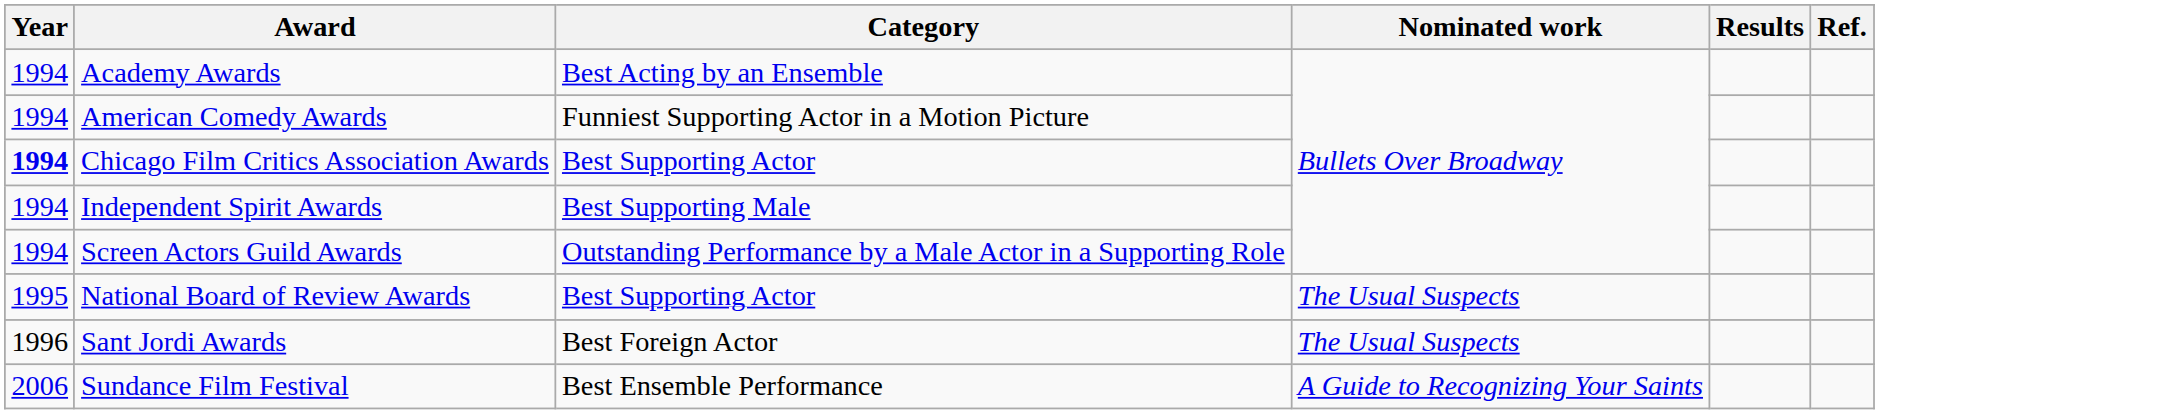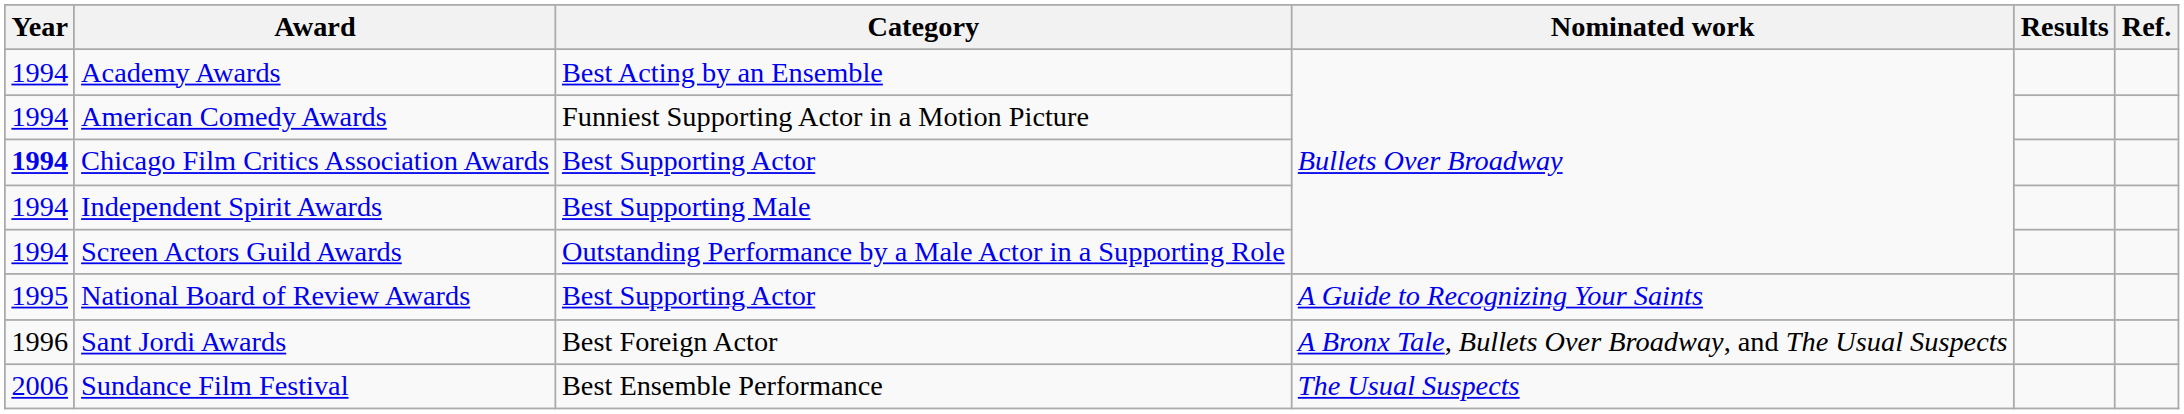(1409, 296) The Usual Suspects -> (1500, 296) A Guide to Recognizing Your Saints
(1409, 341) The Usual Suspects -> (1653, 341) A Bronx Tale, Bullets Over Broadway, and The Usual Suspects
(1500, 386) A Guide to Recognizing Your Saints -> (1409, 386) The Usual Suspects
